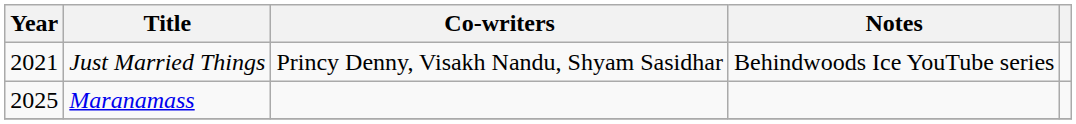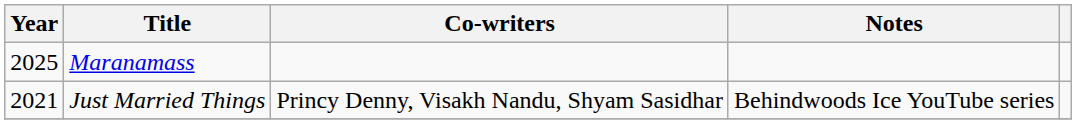rows swapped: (167, 61) <-> (132, 99)
